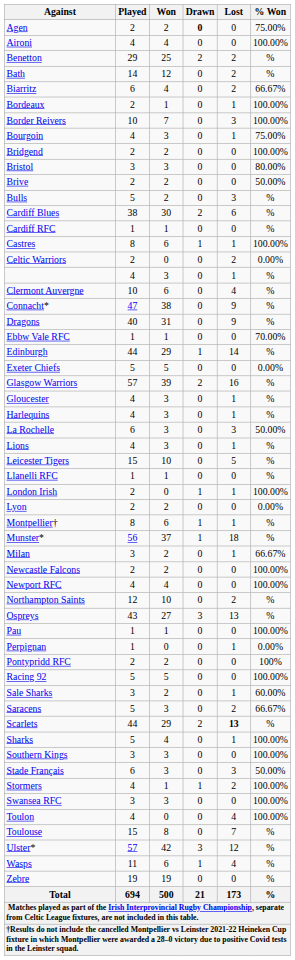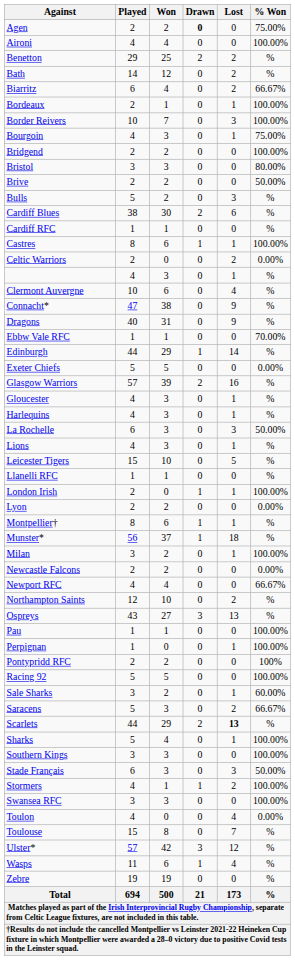(270, 553) 66.67% -> (270, 553) 100.00%
(270, 569) 100.00% -> (270, 569) 0.00%
(270, 584) 100.00% -> (270, 584) 66.67%
(270, 646) 0.00% -> (270, 646) 100.00%
(270, 817) 100.00% -> (270, 817) 0.00%
